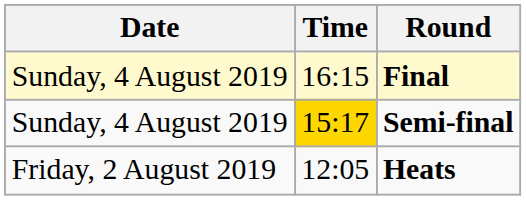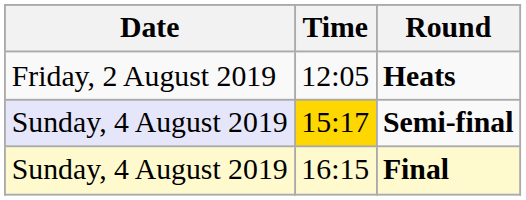rows swapped: (419, 169) <-> (416, 75)
(150, 122) no background -> (150, 122) lavender background
